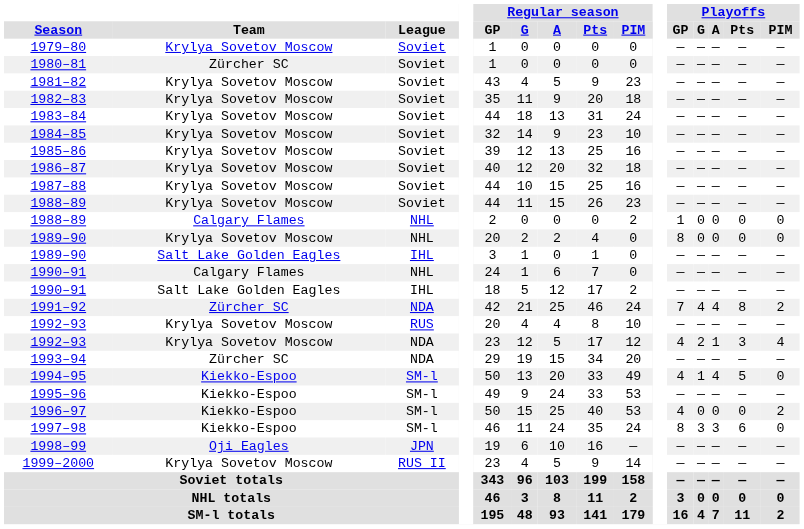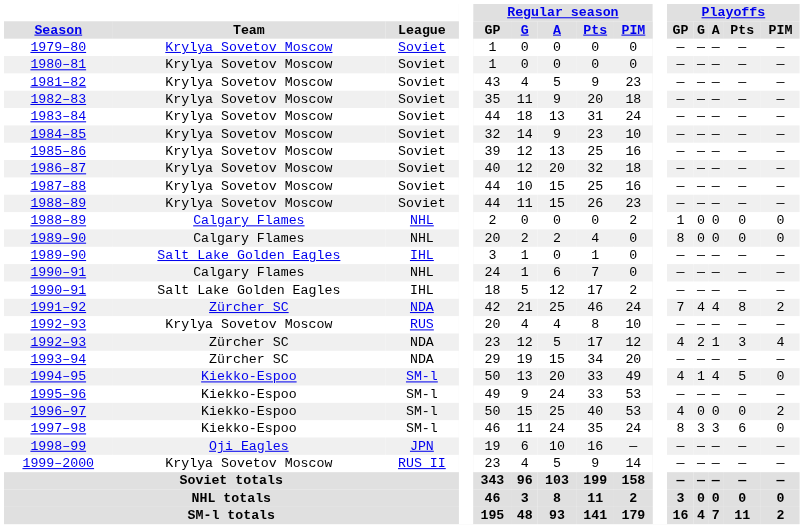(249, 65) Zürcher SC -> (249, 65) Krylya Sovetov Moscow
(249, 238) Krylya Sovetov Moscow -> (249, 238) Calgary Flames
(249, 342) Krylya Sovetov Moscow -> (249, 342) Zürcher SC
